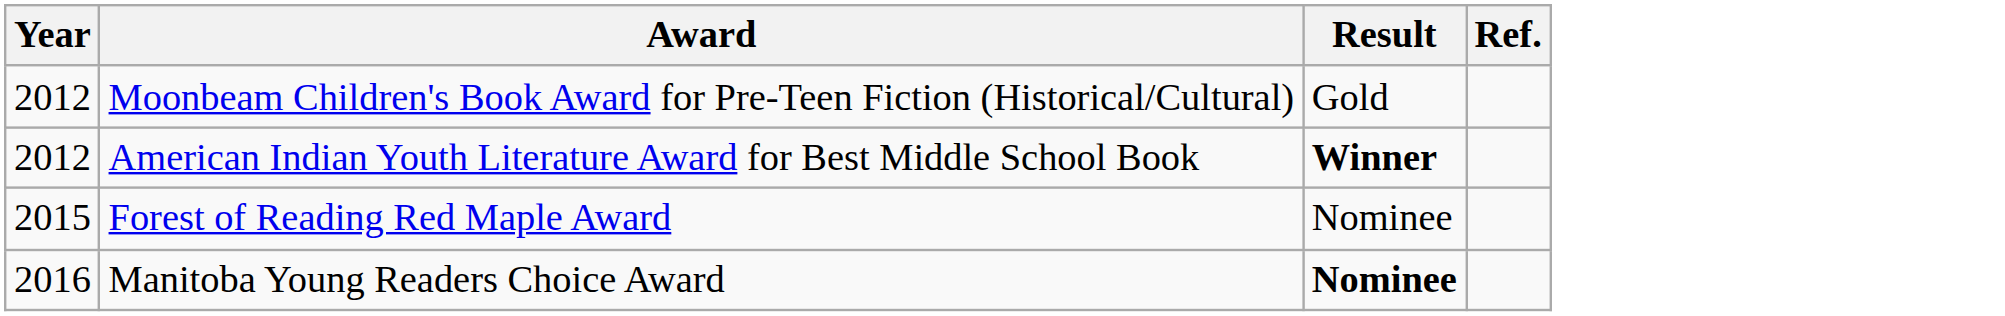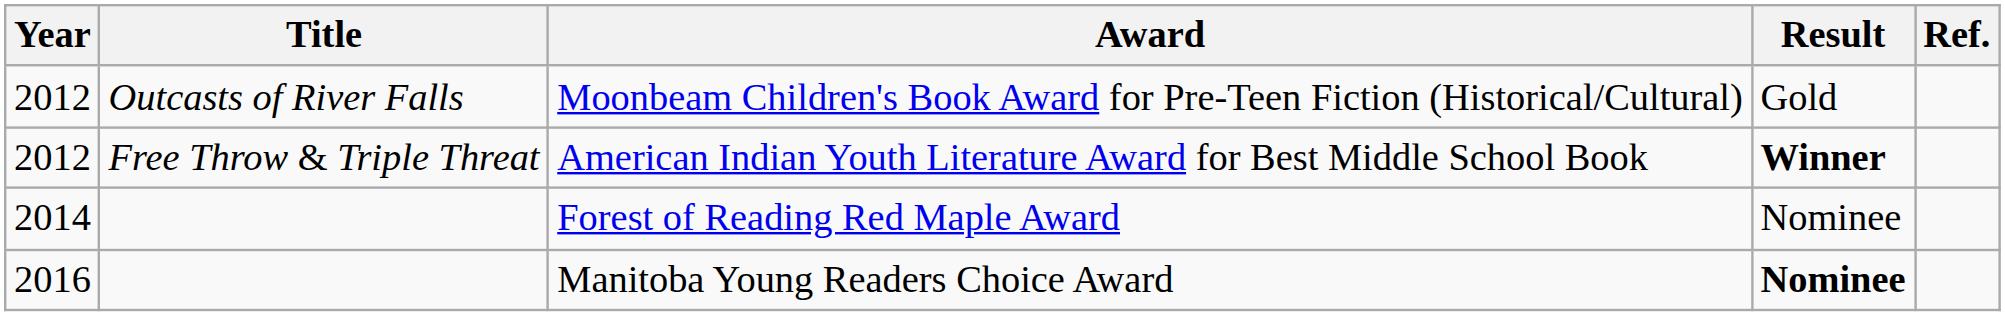+ column: (324, 34)
(52, 217) 2015 -> (52, 217) 2014
